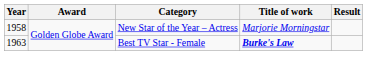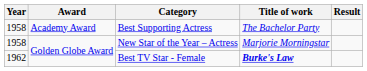+ row: (165, 27)
(16, 43) 1963 -> (16, 58) 1962
